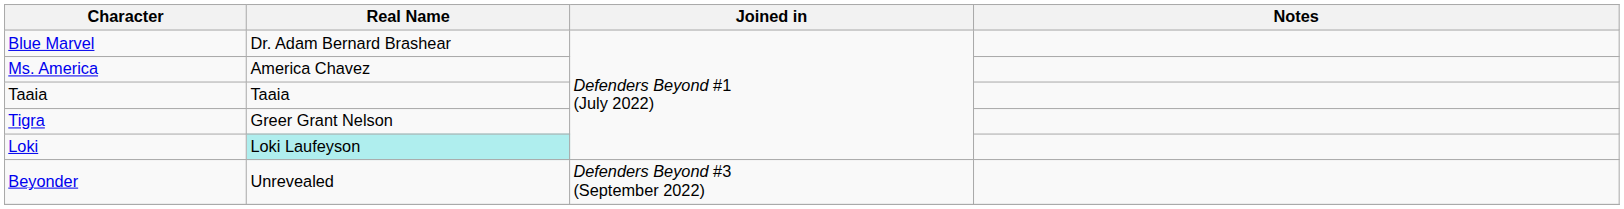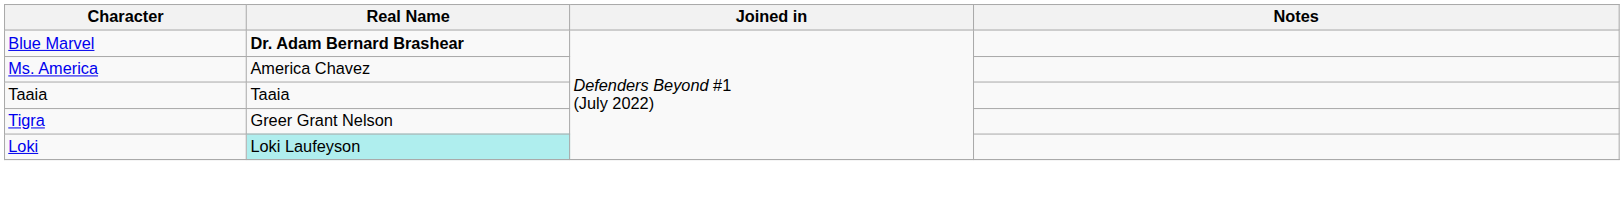(351, 43) normal -> (357, 43) bold
- row: (43, 181)
